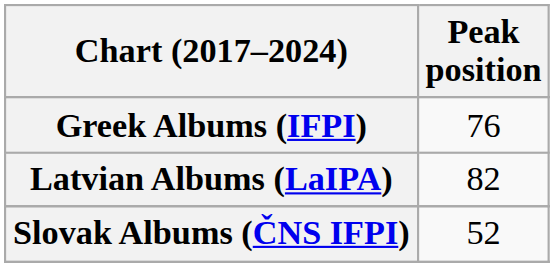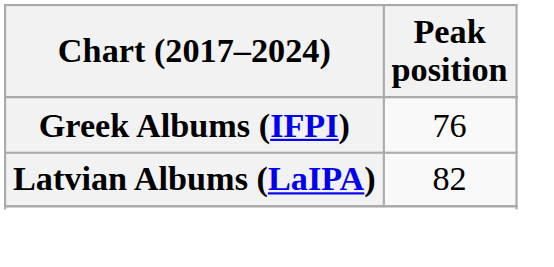- row: (211, 233)
